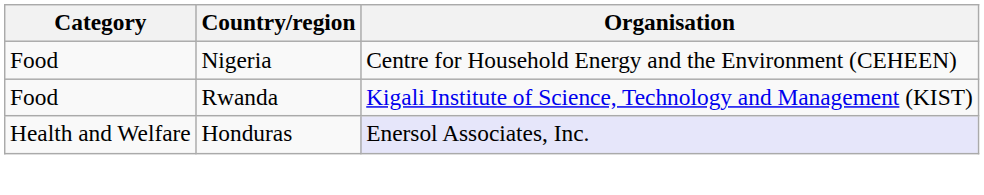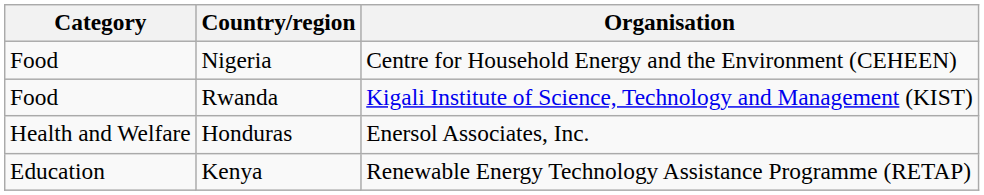(478, 134) lavender background -> (478, 134) no background
+ row: (232, 171)
